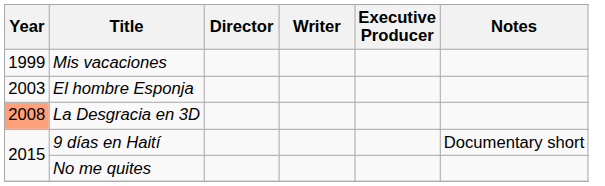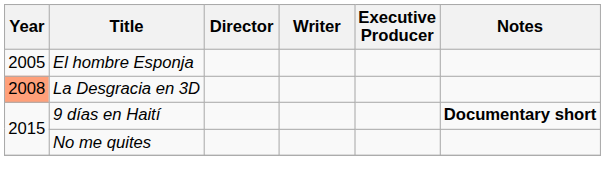- row: (110, 62)
(27, 89) 2003 -> (27, 62) 2005
(514, 141) normal -> (520, 115) bold
